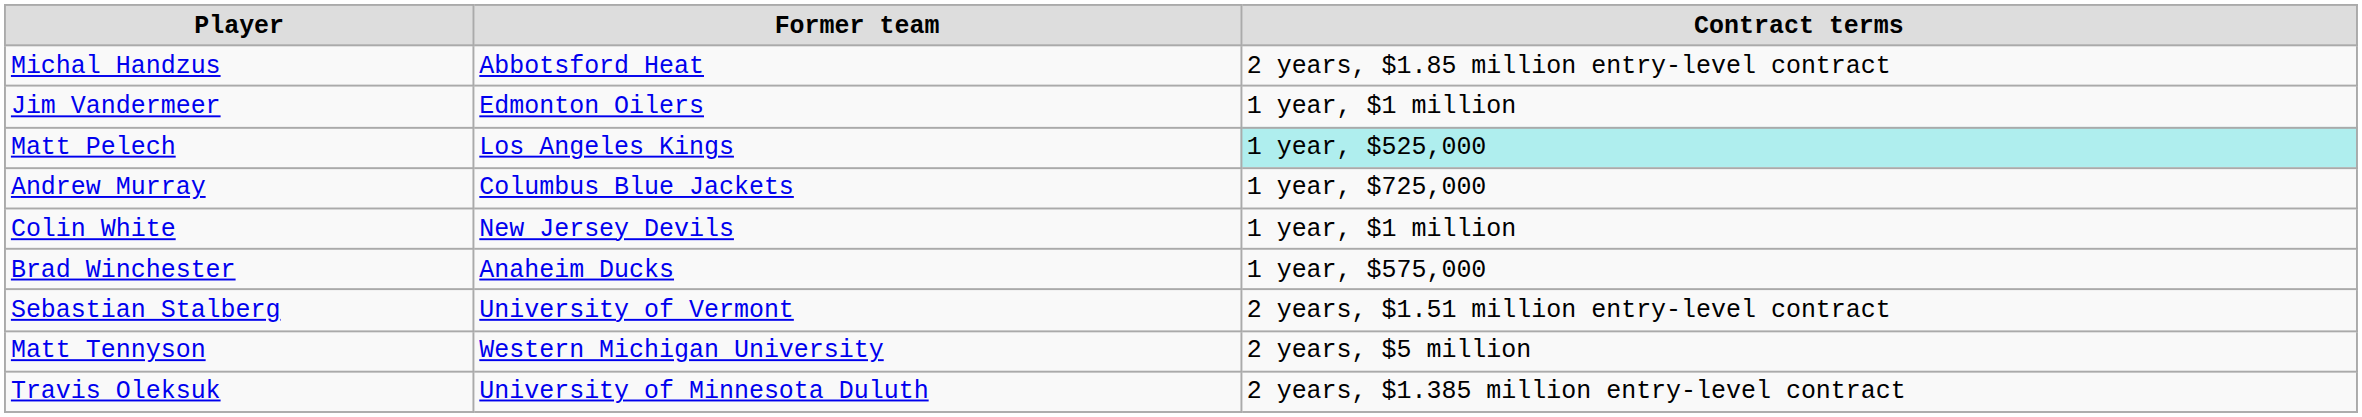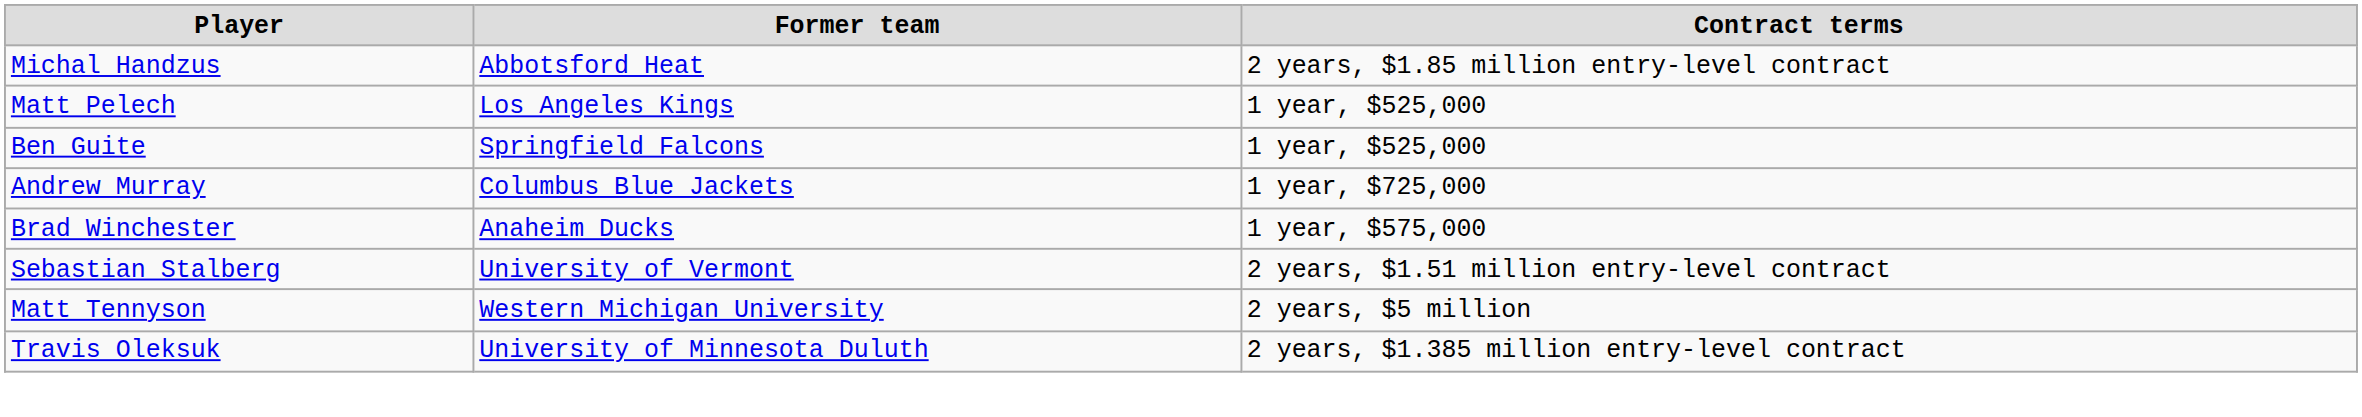- row: (116, 107)
(1367, 147) paleturquoise background -> (1367, 107) no background
+ row: (78, 147)
- row: (93, 229)
